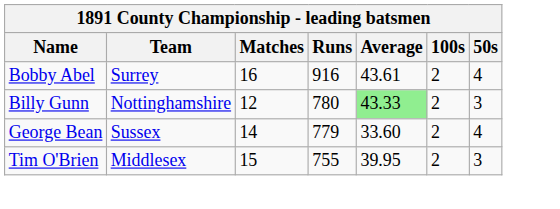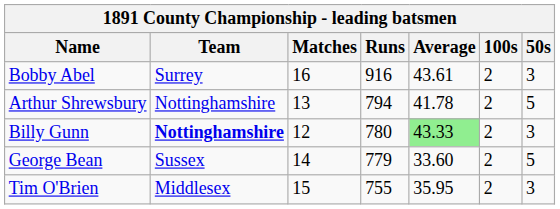(478, 75) 4 -> (530, 75) 3
+ row: (78, 103)
(171, 103) normal -> (219, 132) bold
(478, 132) 4 -> (530, 160) 5
(381, 160) 39.95 -> (433, 189) 35.95
